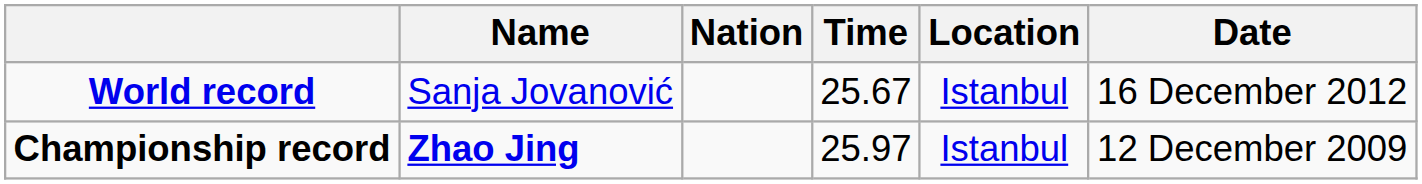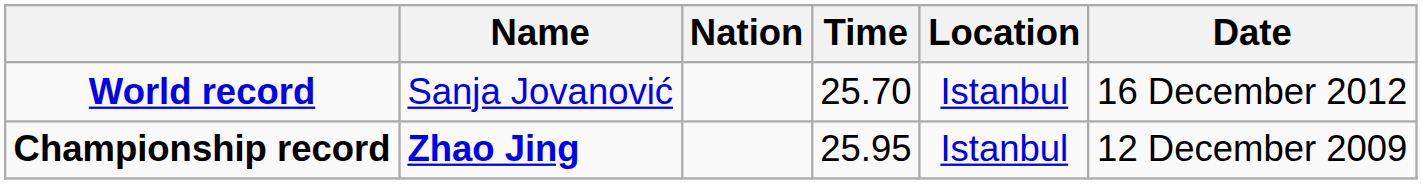(866, 91) 25.67 -> (866, 91) 25.70
(866, 149) 25.97 -> (866, 149) 25.95
